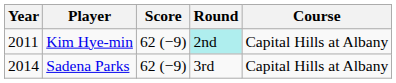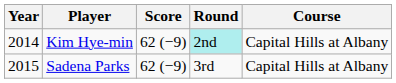(23, 41) 2011 -> (24, 41) 2014
(24, 66) 2014 -> (24, 66) 2015
